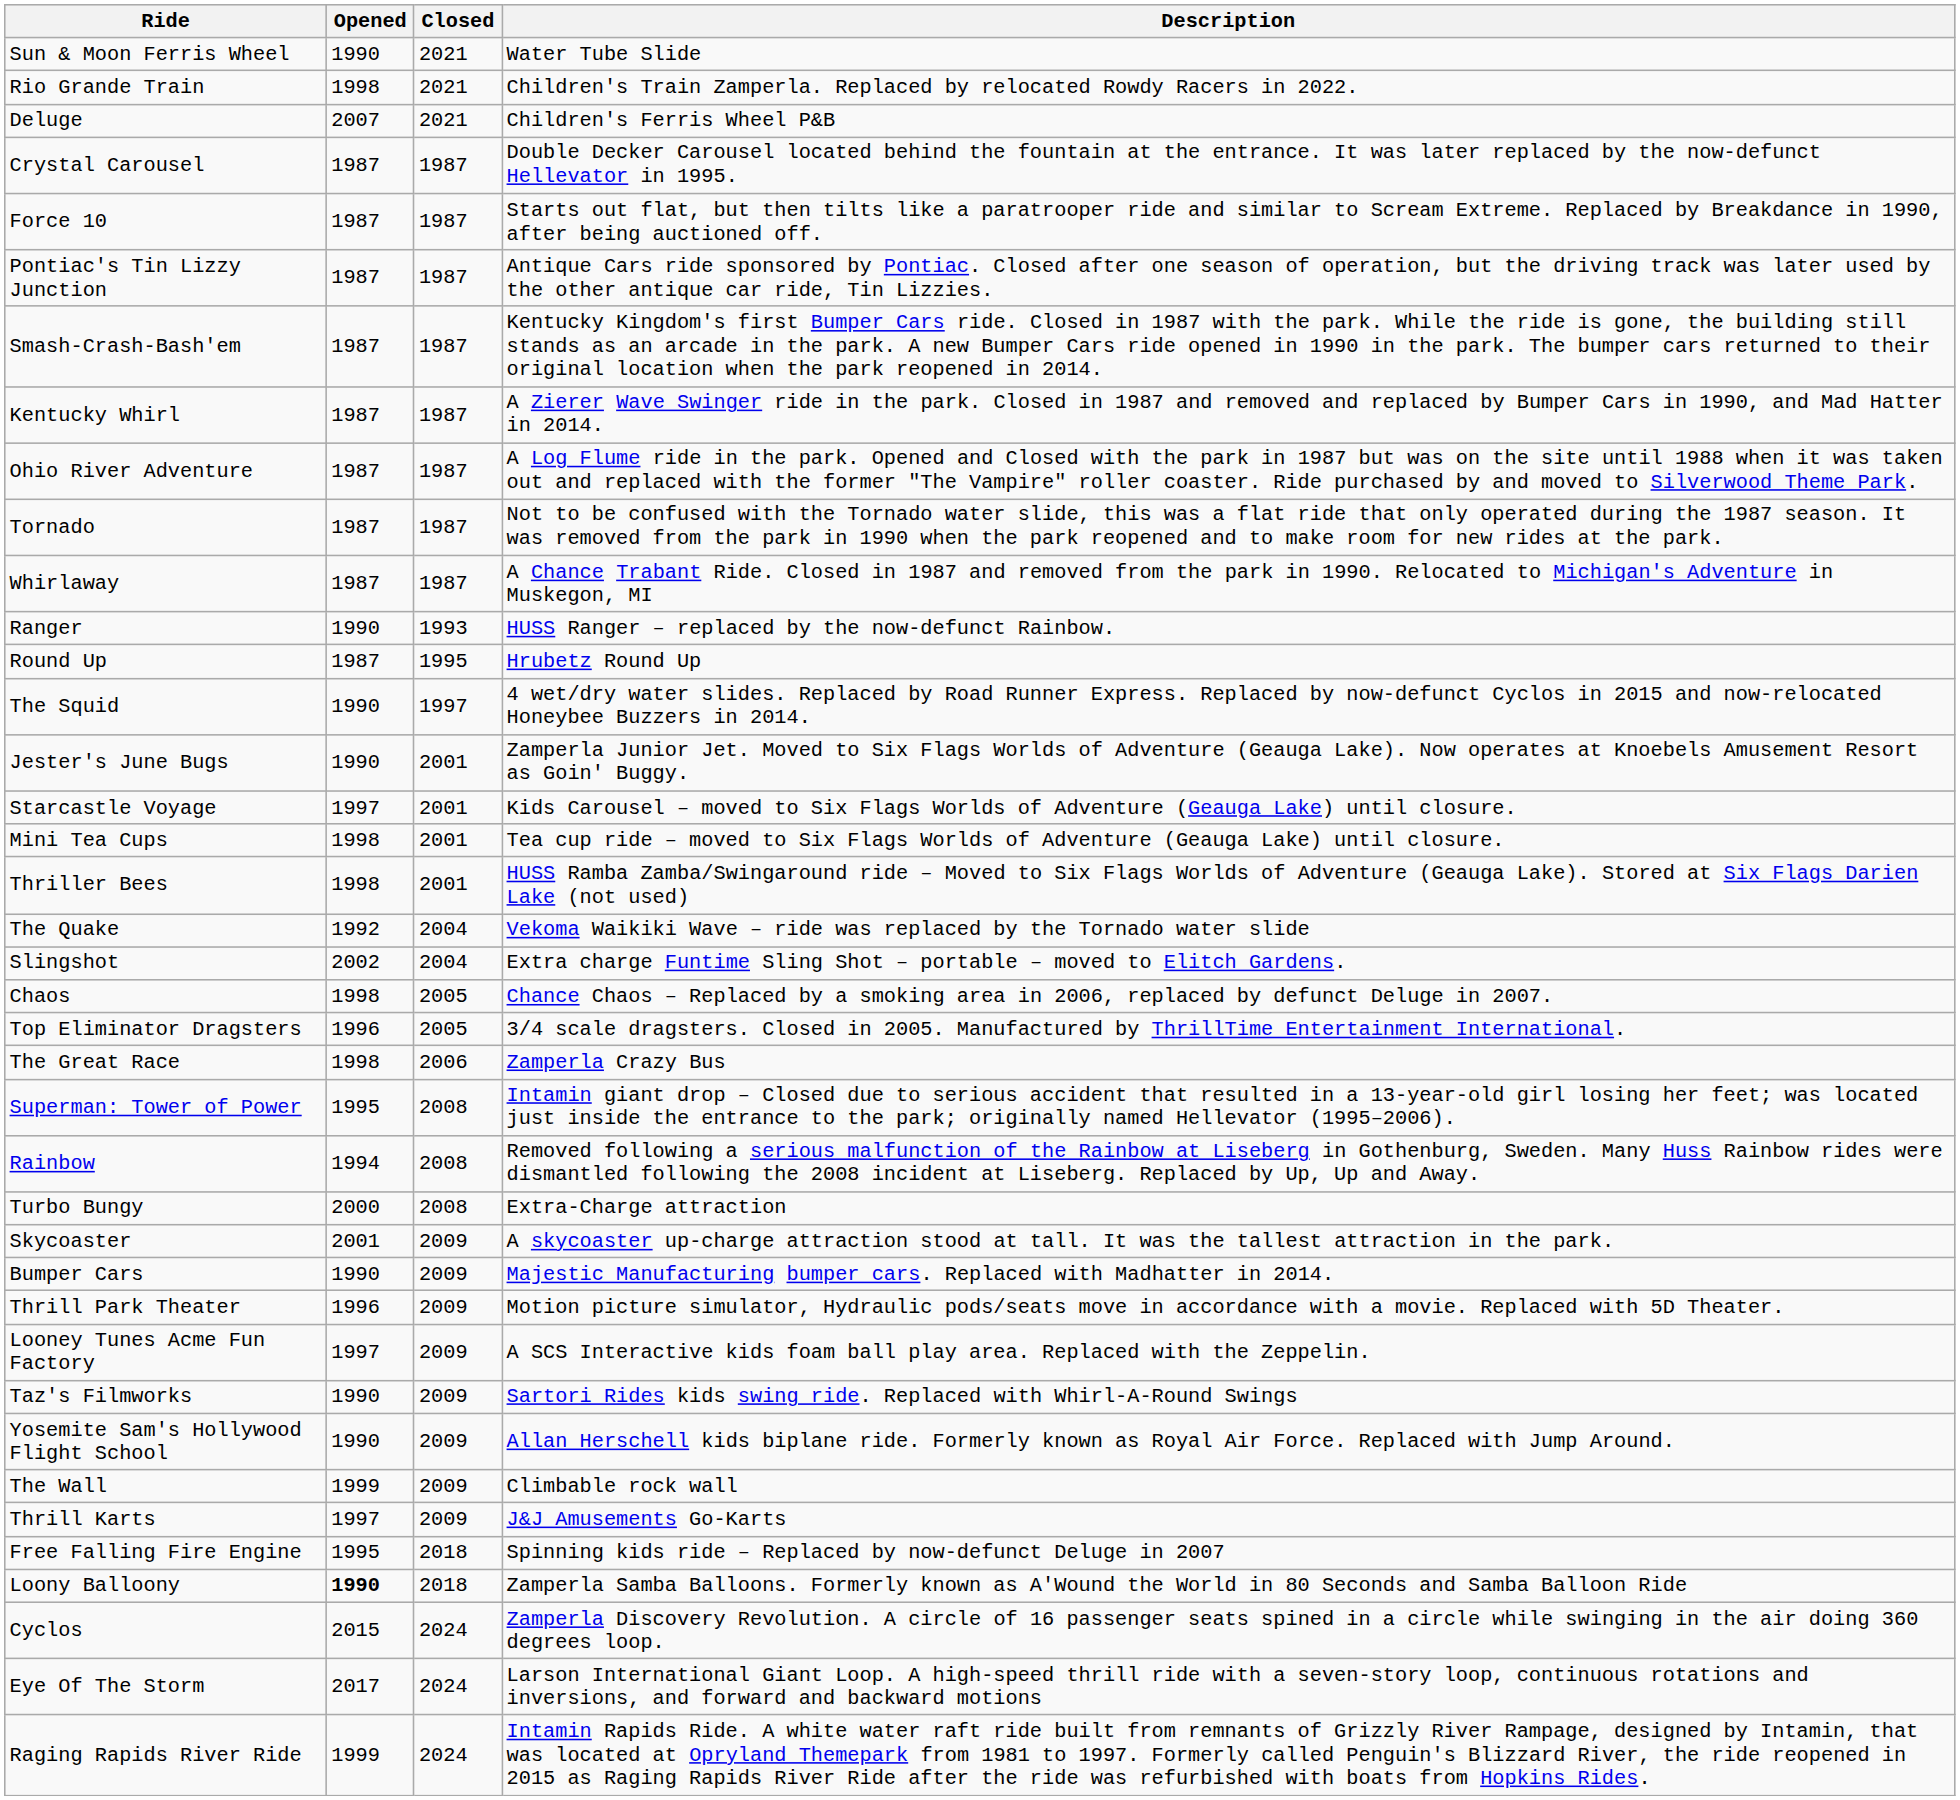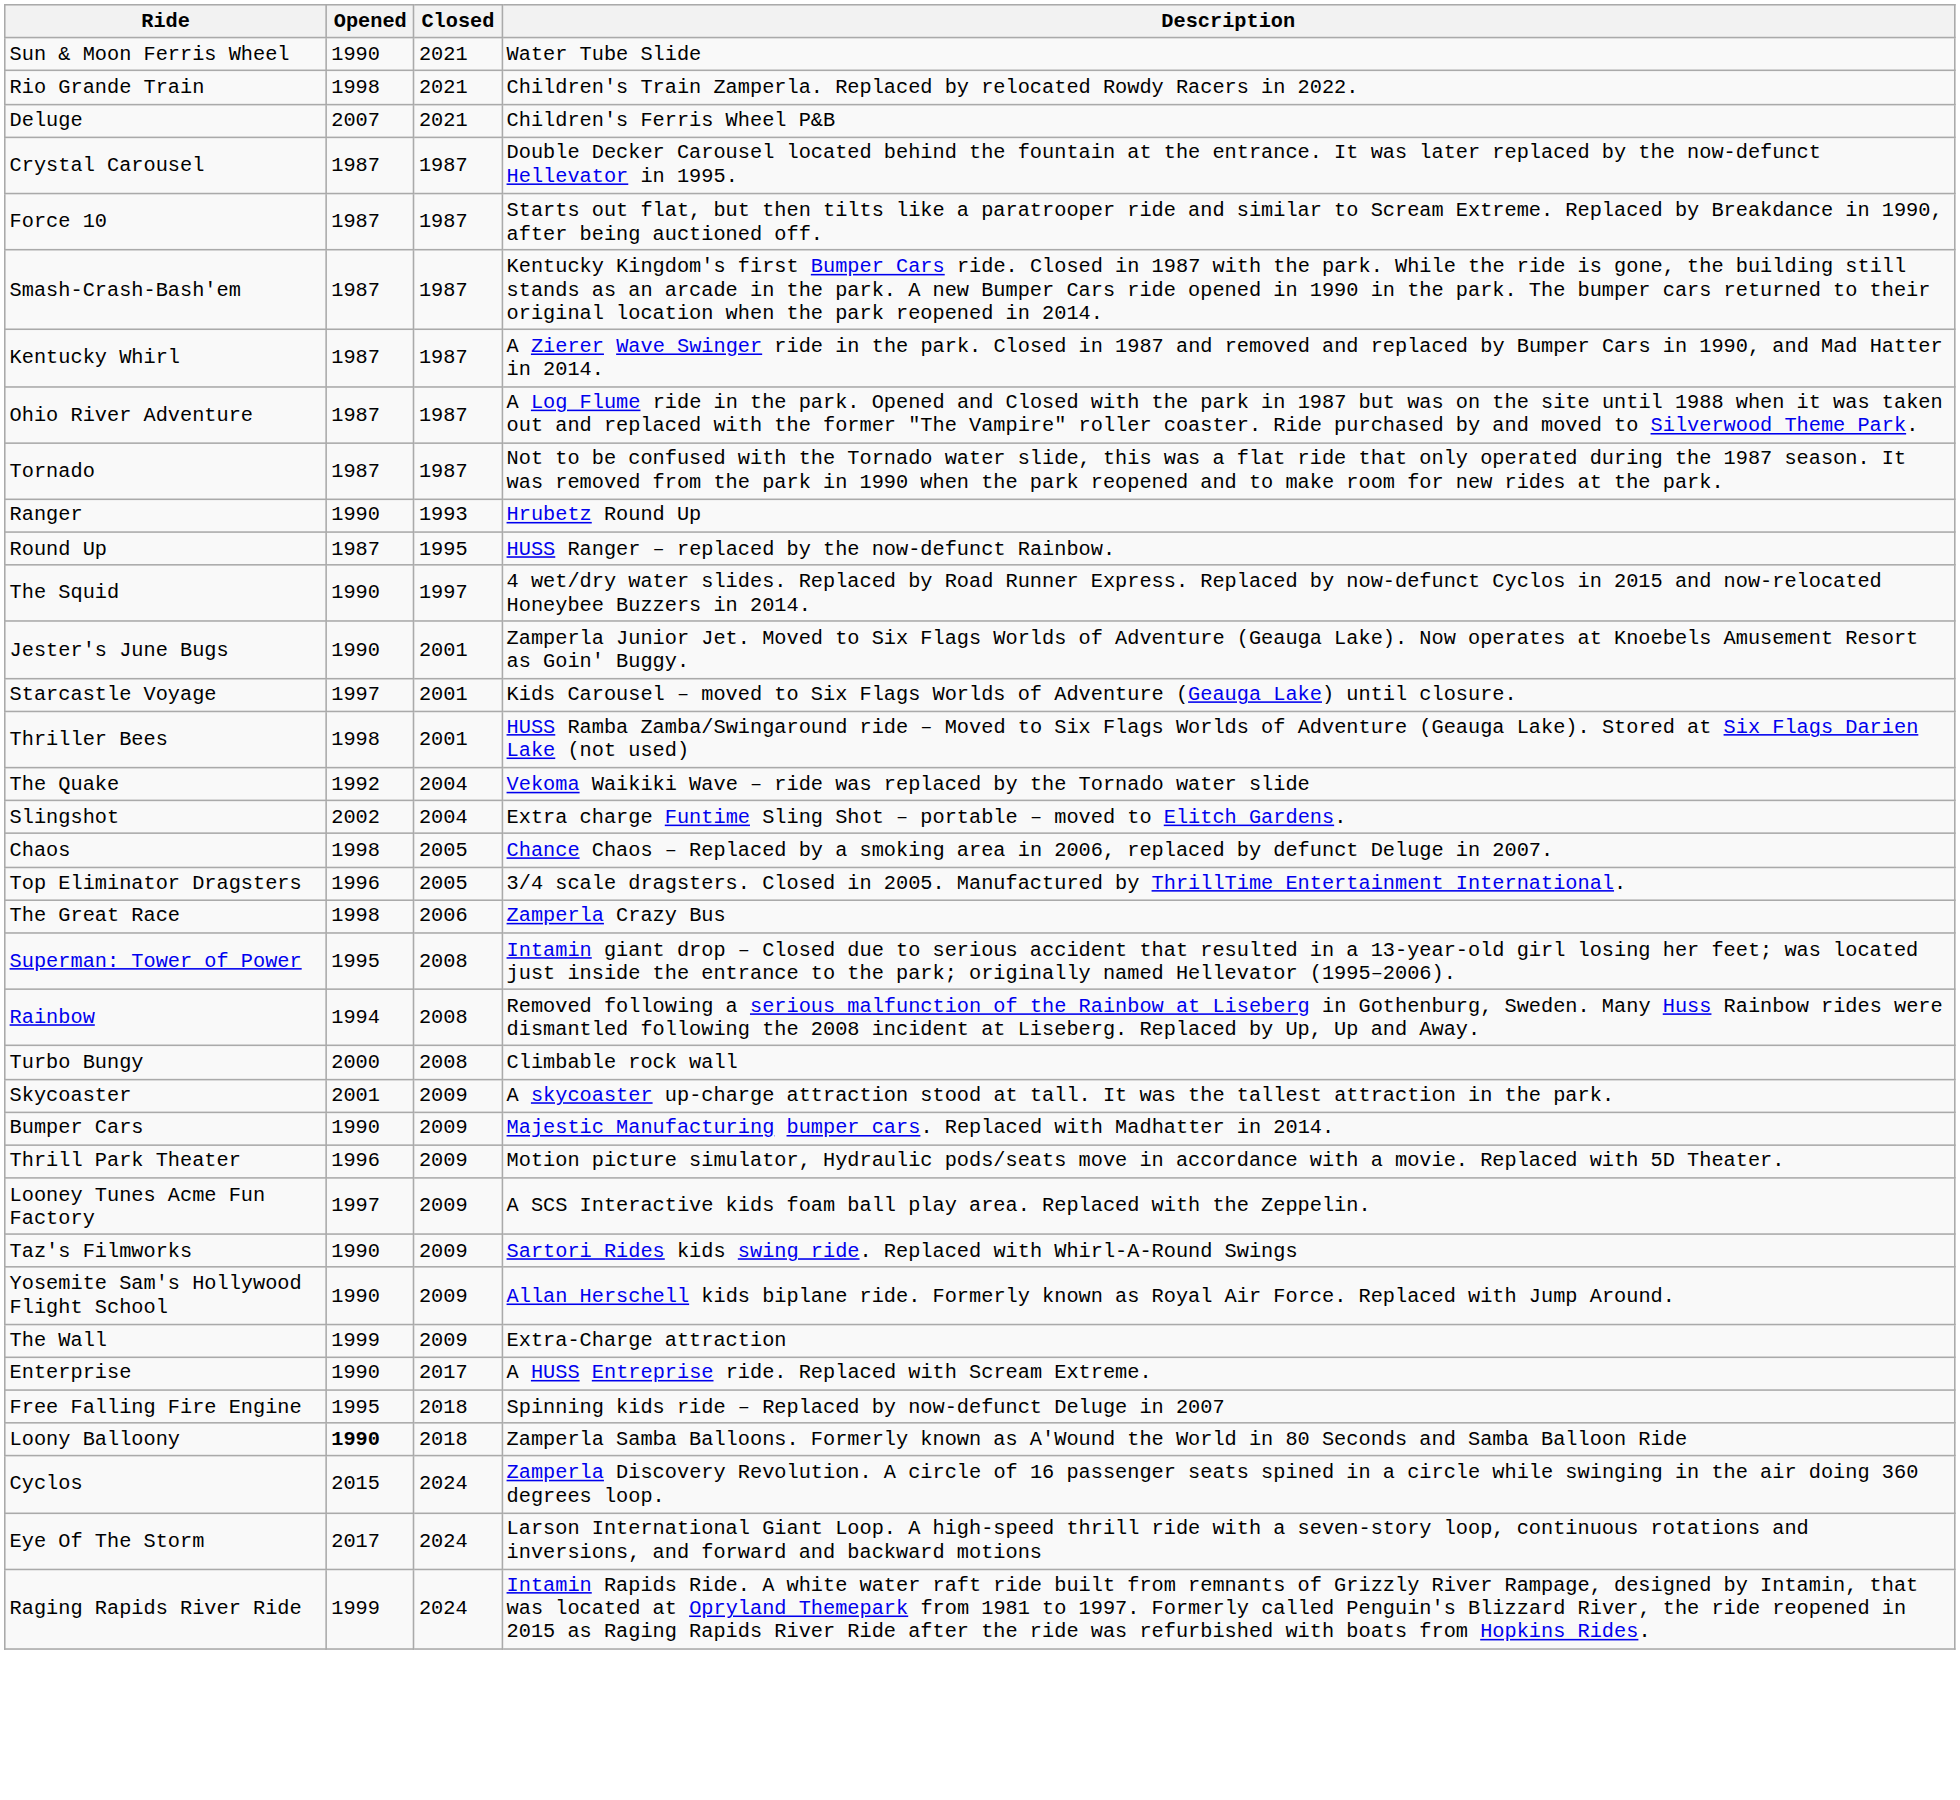- row: (125, 278)
- row: (64, 584)
(811, 629) HUSS Ranger – replaced by the now-defunct Rainbow. -> (604, 516) Hrubetz Round Up
(604, 662) Hrubetz Round Up -> (811, 549) HUSS Ranger – replaced by the now-defunct Rainbow.
- row: (89, 841)
(647, 1208) Extra-Charge attraction -> (622, 1062) Climbable rock wall
(622, 1486) Climbable rock wall -> (647, 1340) Extra-Charge attraction
- row: (83, 1519)
+ row: (70, 1374)
